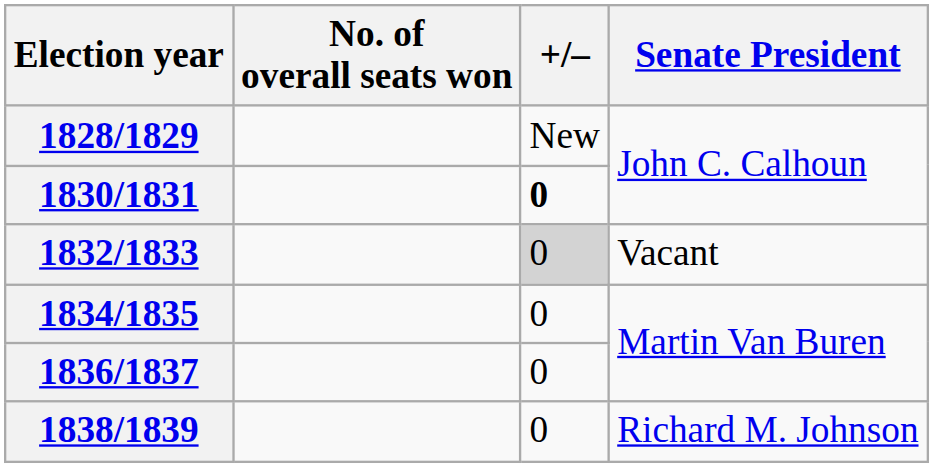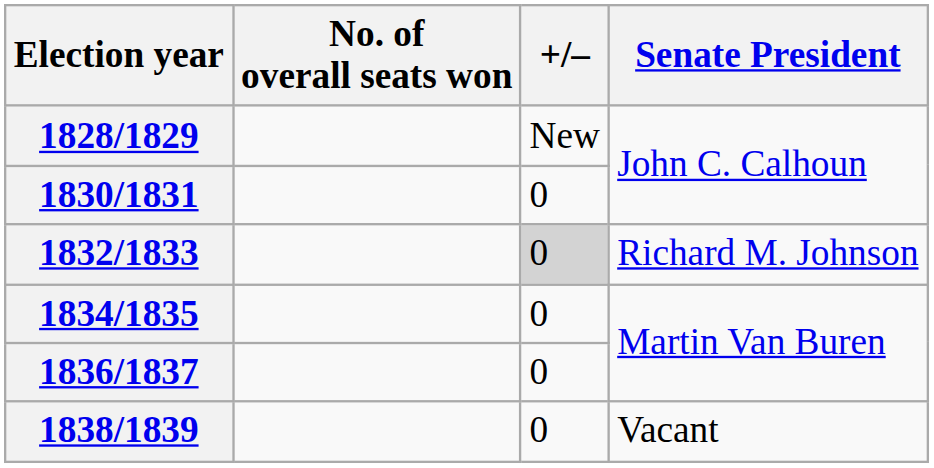(539, 194) bold -> (539, 194) normal
(668, 253) Vacant -> (768, 253) Richard M. Johnson
(768, 430) Richard M. Johnson -> (668, 430) Vacant
